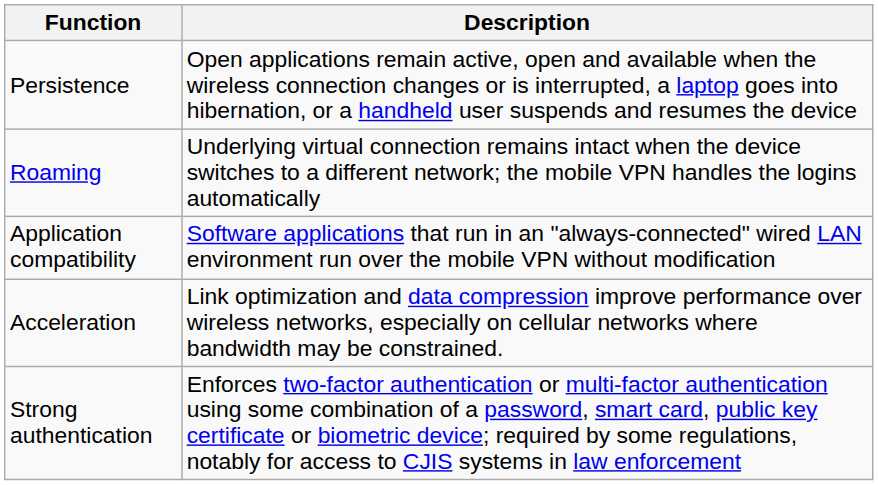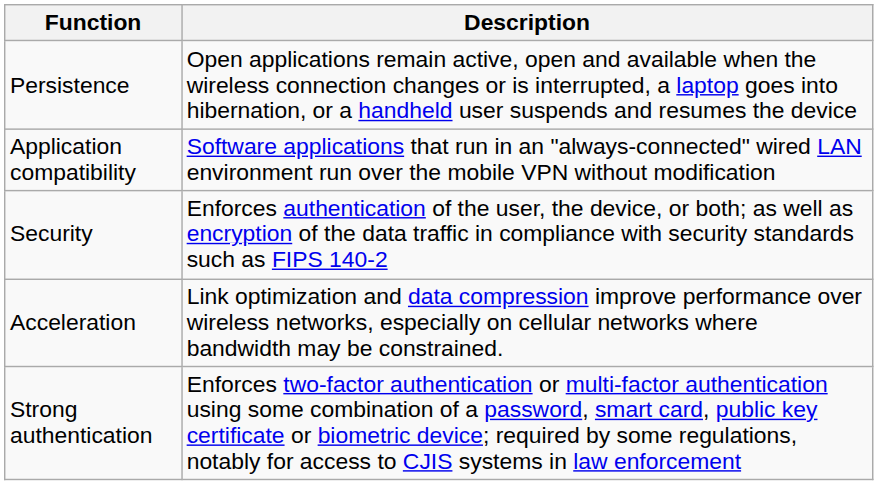- row: (56, 172)
+ row: (51, 234)
